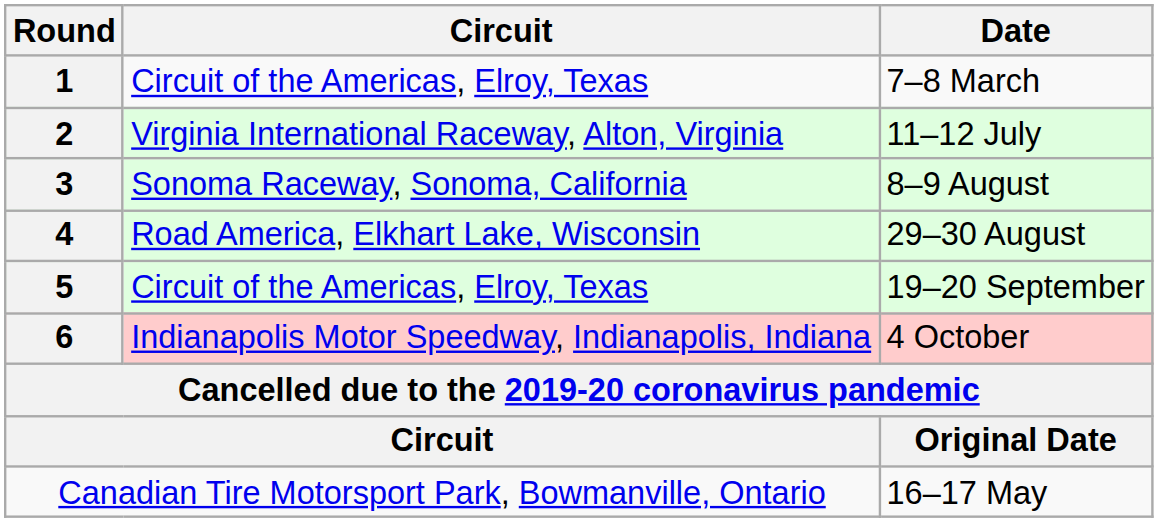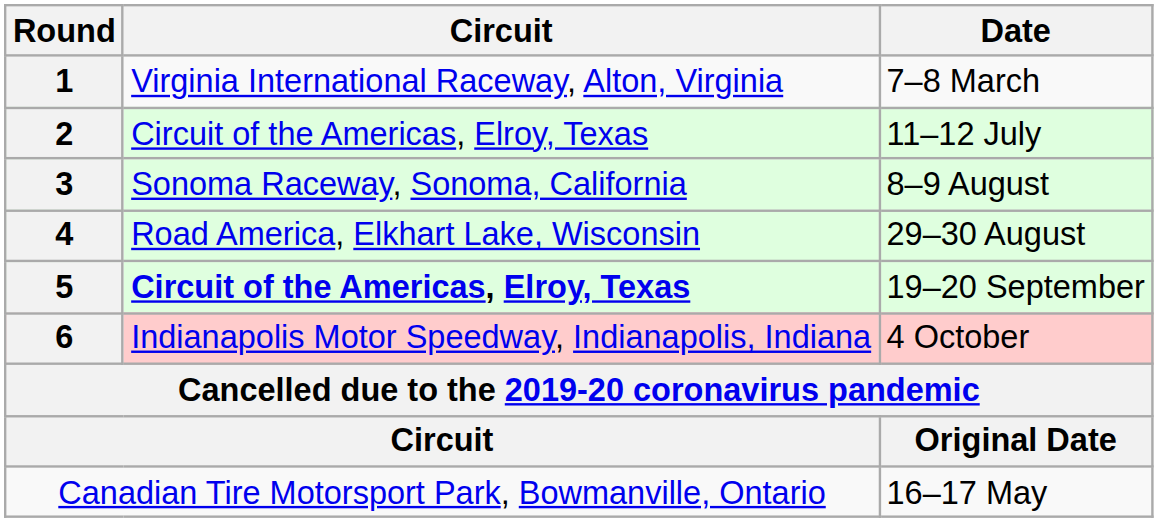(390, 82) Circuit of the Americas, Elroy, Texas -> (457, 82) Virginia International Raceway, Alton, Virginia
(457, 133) Virginia International Raceway, Alton, Virginia -> (390, 133) Circuit of the Americas, Elroy, Texas
(390, 287) normal -> (411, 287) bold
